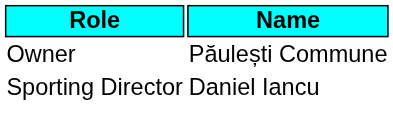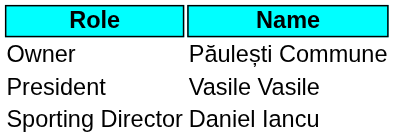+ row: (56, 87)
